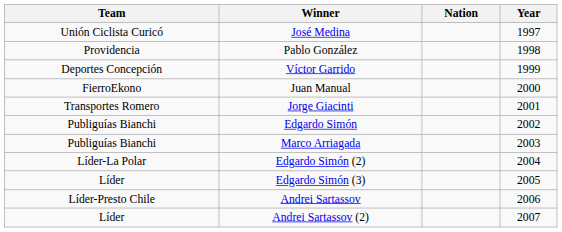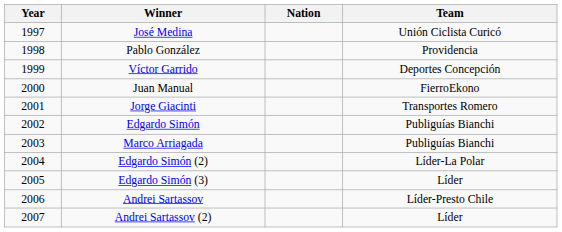columns swapped: (529, 13) <-> (112, 13)
